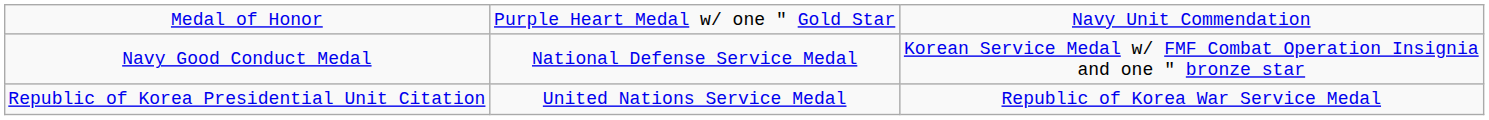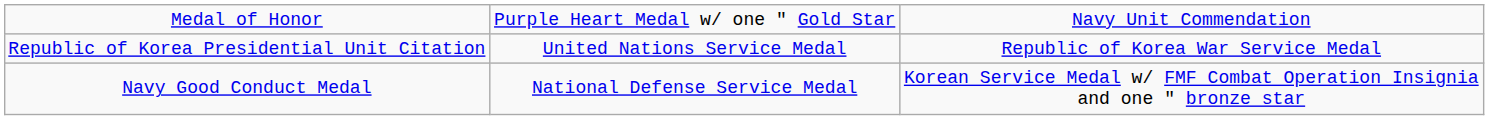rows swapped: (247, 59) <-> (247, 99)
